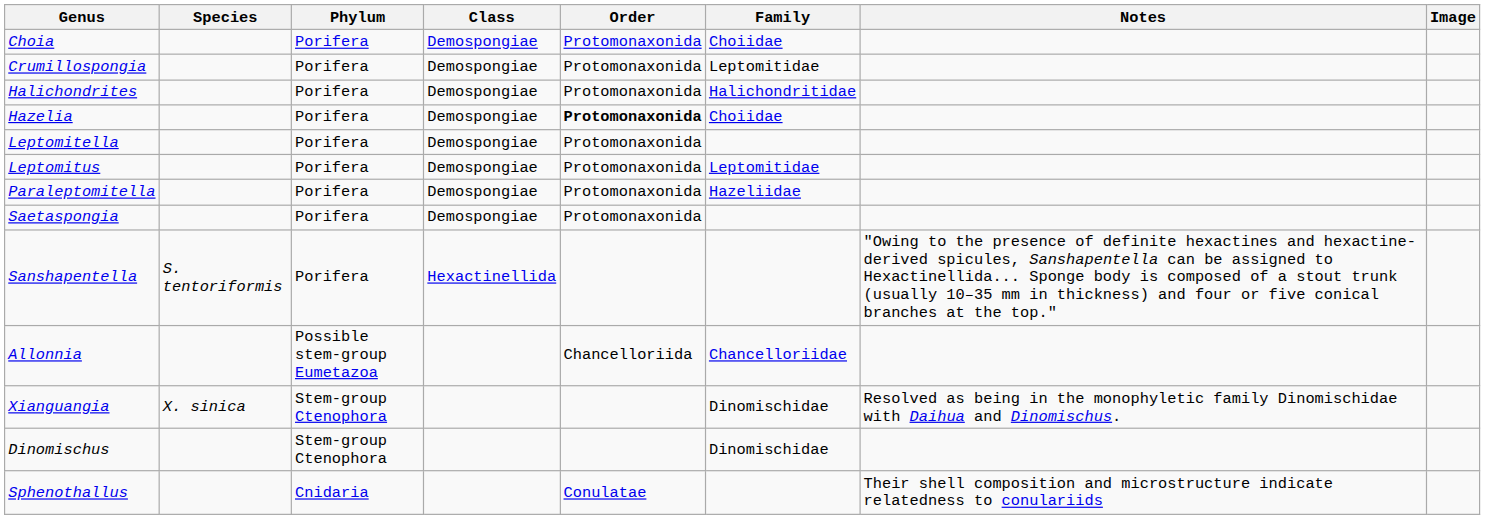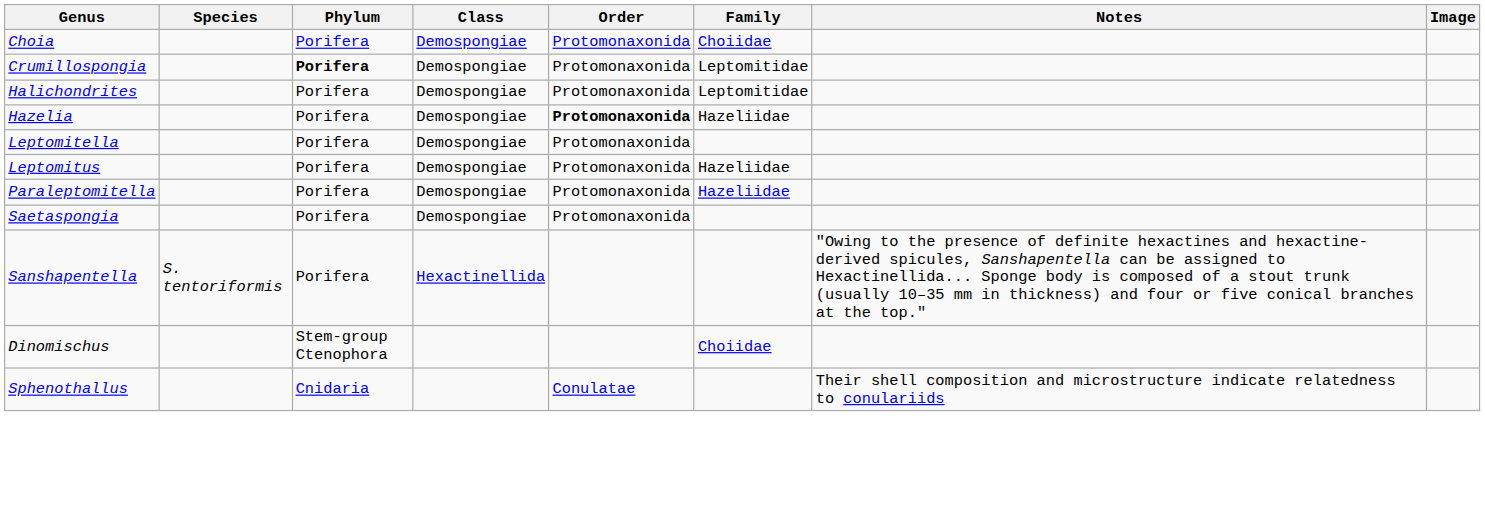(332, 67) normal -> (332, 67) bold
(783, 92) Halichondritidae -> (753, 92) Leptomitidae
(746, 117) Choiidae -> (744, 117) Hazeliidae
(764, 167) Leptomitidae -> (744, 167) Hazeliidae
- row: (45, 356)
- row: (59, 407)
(769, 450) Dinomischidae -> (735, 347) Choiidae
